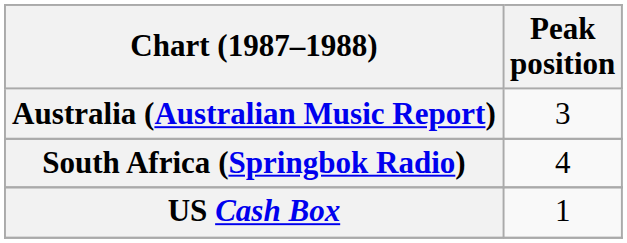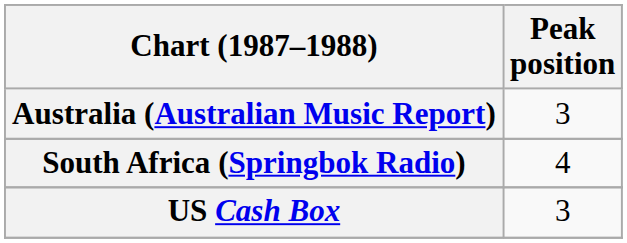(563, 211) 1 -> (563, 211) 3
